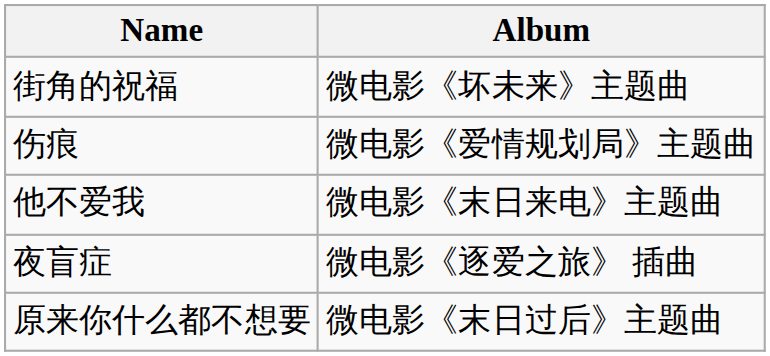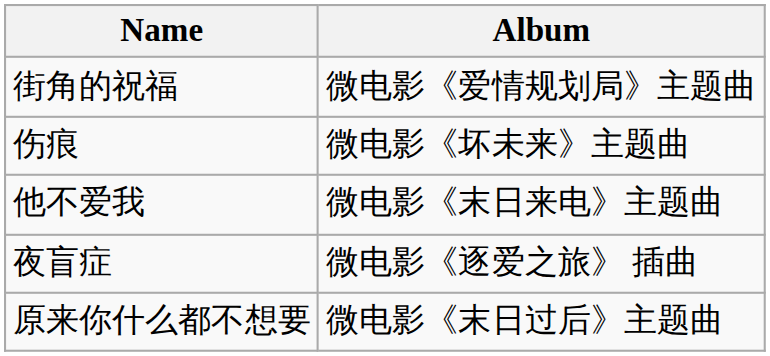(508, 85) 微电影《坏未来》主题曲 -> (541, 85) 微电影《爱情规划局》主题曲
(541, 144) 微电影《爱情规划局》主题曲 -> (508, 144) 微电影《坏未来》主题曲
